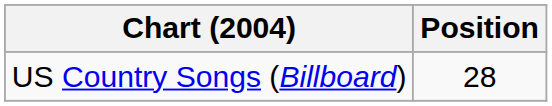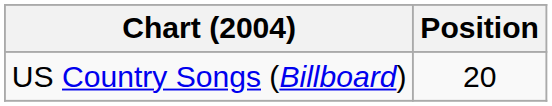(480, 76) 28 -> (480, 76) 20
